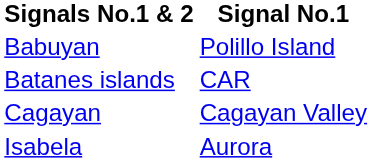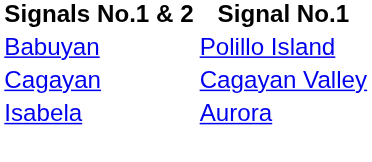- row: (90, 80)
